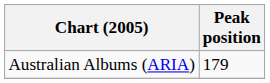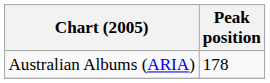(216, 64) 179 -> (216, 64) 178
